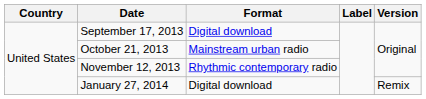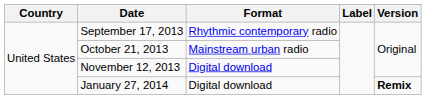(230, 31) Digital download -> (263, 31) Rhythmic contemporary radio
(263, 67) Rhythmic contemporary radio -> (230, 67) Digital download
(393, 85) normal -> (394, 85) bold
